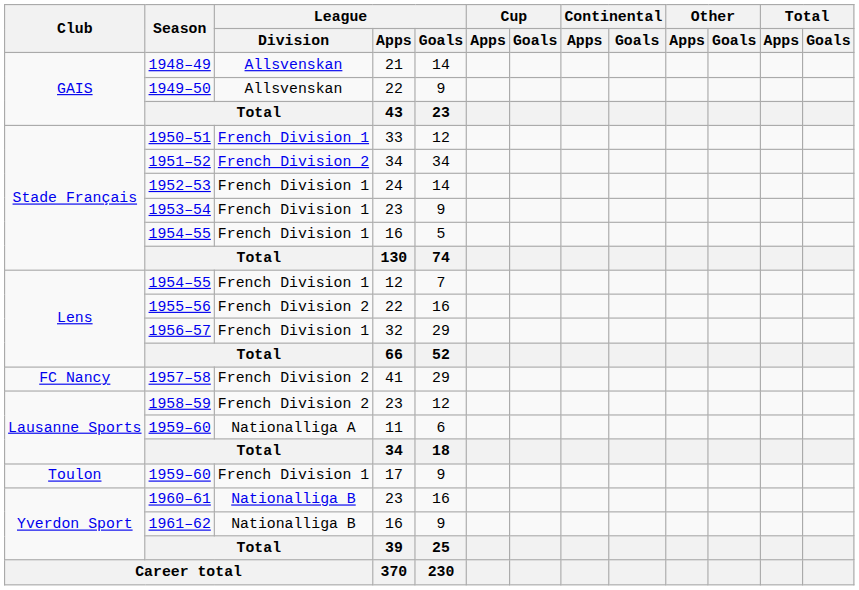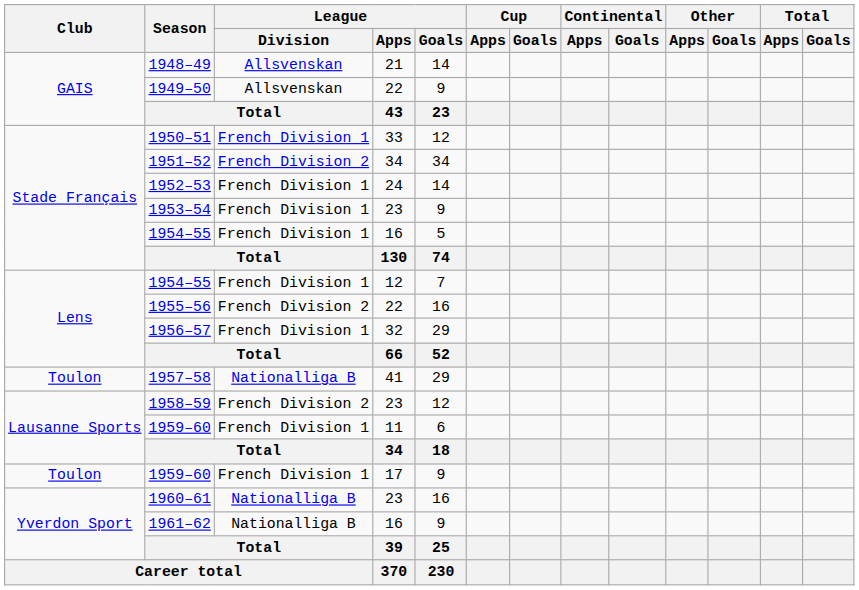(75, 379) FC Nancy -> (75, 379) Toulon
(293, 379) French Division 2 -> (293, 379) Nationalliga B
(293, 427) Nationalliga A -> (293, 427) French Division 1
